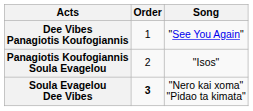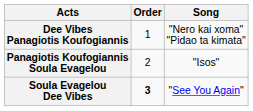(206, 35) "See You Again" -> (206, 35) "Nero kai xoma" "Pidao ta kimata"
(206, 91) "Nero kai xoma" "Pidao ta kimata" -> (206, 91) "See You Again"
